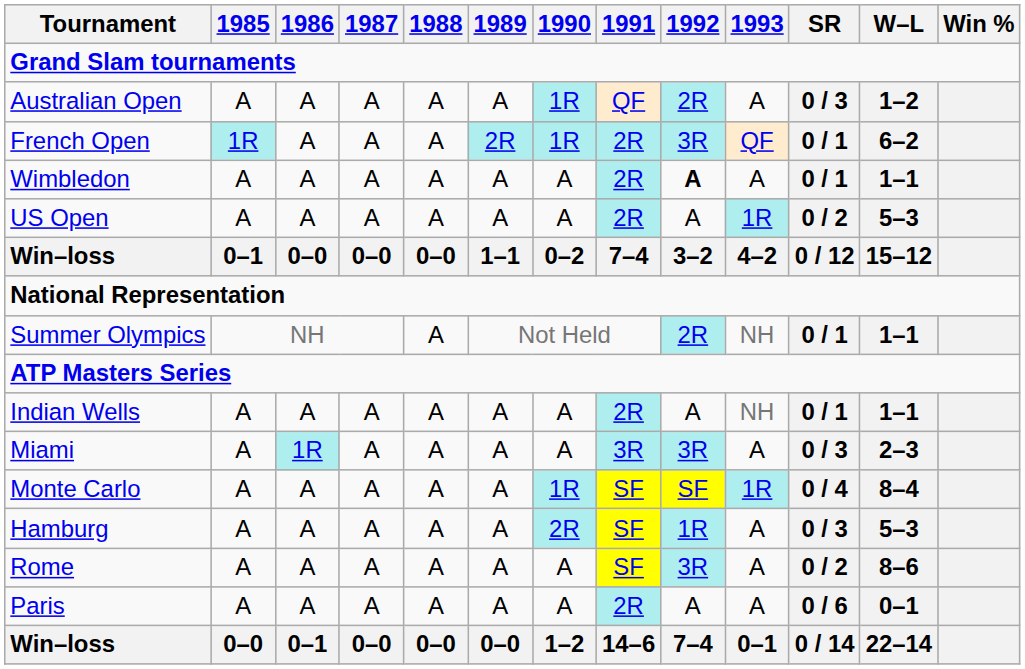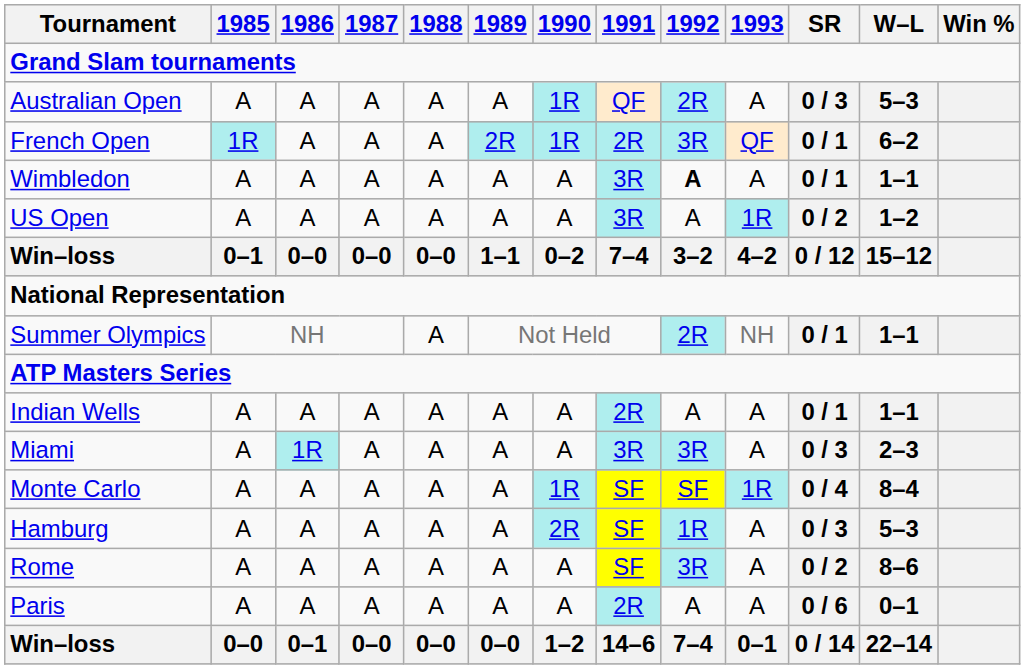(899, 100) 1–2 -> (899, 100) 5–3
(629, 178) 2R -> (629, 178) 3R
(629, 217) 2R -> (629, 217) 3R
(899, 217) 5–3 -> (899, 217) 1–2
(757, 411) NH -> (757, 411) A
